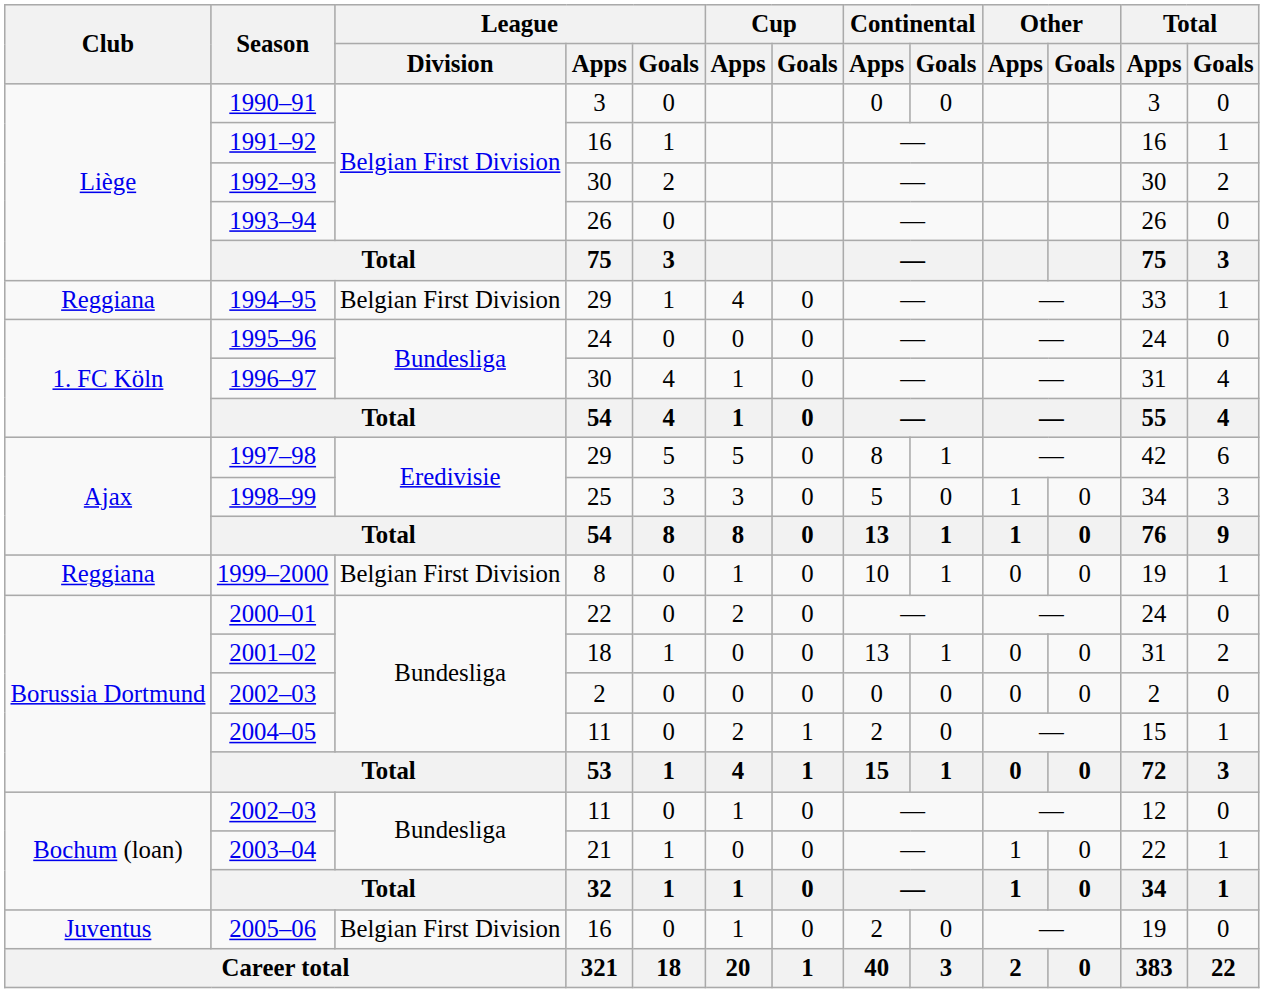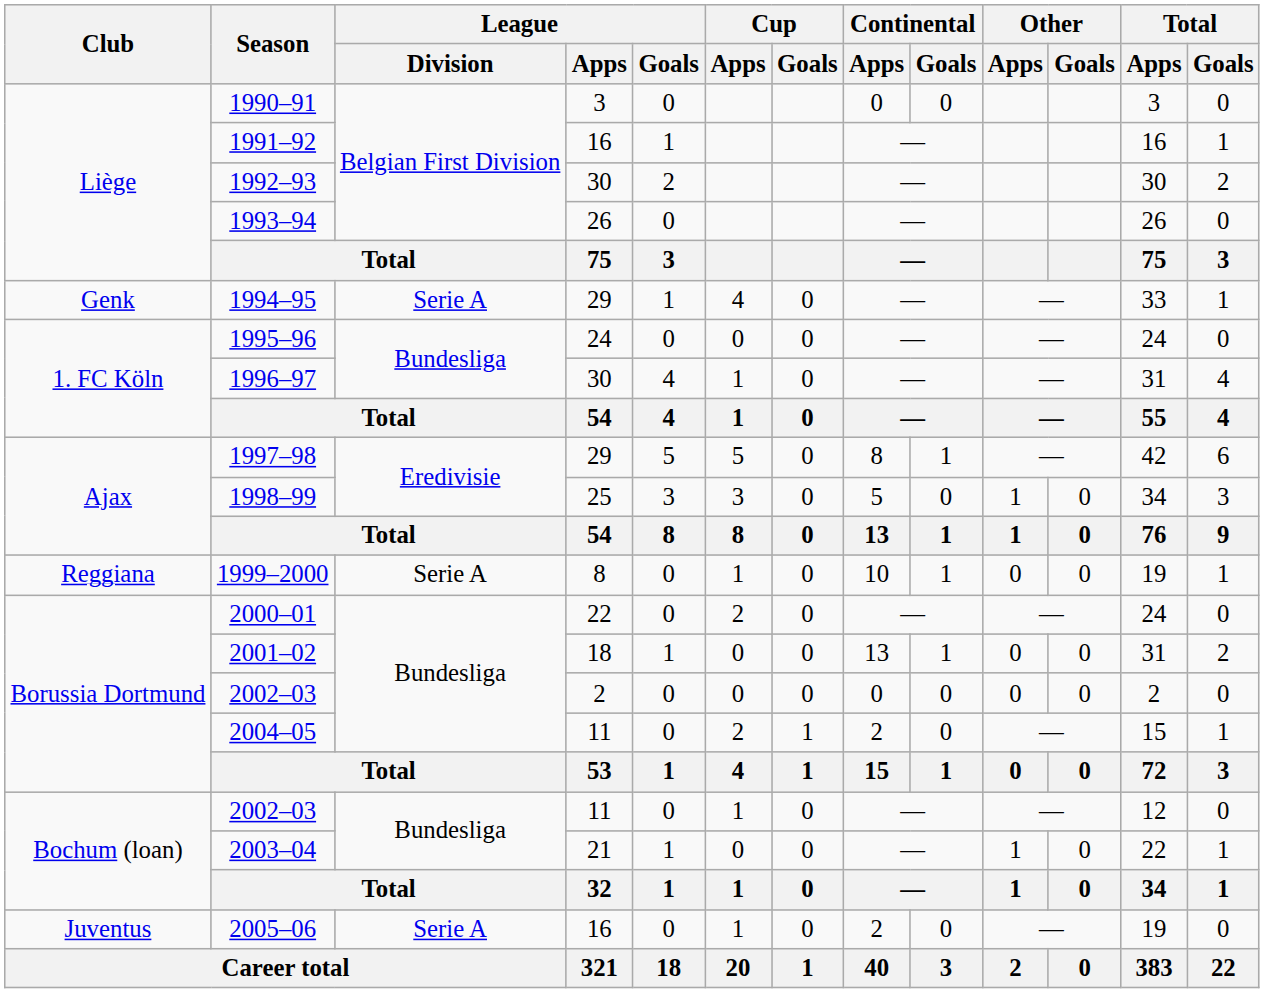(108, 299) Reggiana -> (108, 299) Genk
(450, 299) Belgian First Division -> (450, 299) Serie A
(450, 574) Belgian First Division -> (450, 574) Serie A
(450, 928) Belgian First Division -> (450, 928) Serie A
